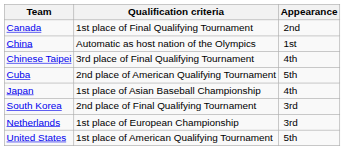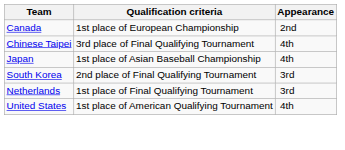(164, 28) 1st place of Final Qualifying Tournament -> (157, 28) 1st place of European Championship
- row: (20, 43)
- row: (18, 75)
(157, 122) 1st place of European Championship -> (164, 91) 1st place of Final Qualifying Tournament
(289, 138) 5th -> (286, 106) 4th
